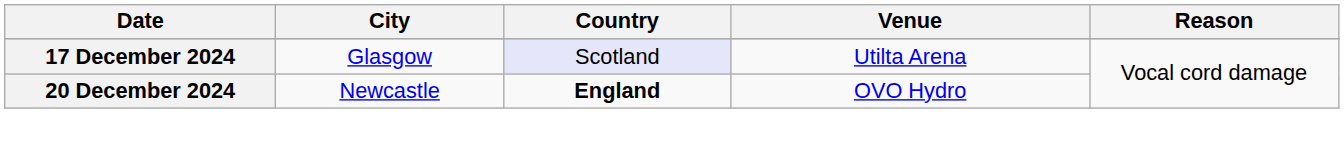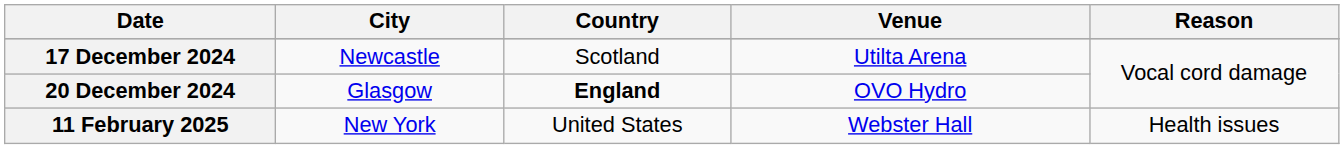(390, 56) Glasgow -> (390, 56) Newcastle
(617, 56) lavender background -> (617, 56) no background
(390, 90) Newcastle -> (390, 90) Glasgow
+ row: (140, 125)
